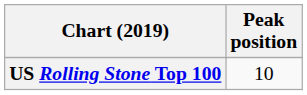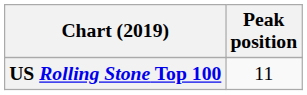(264, 73) 10 -> (264, 73) 11
